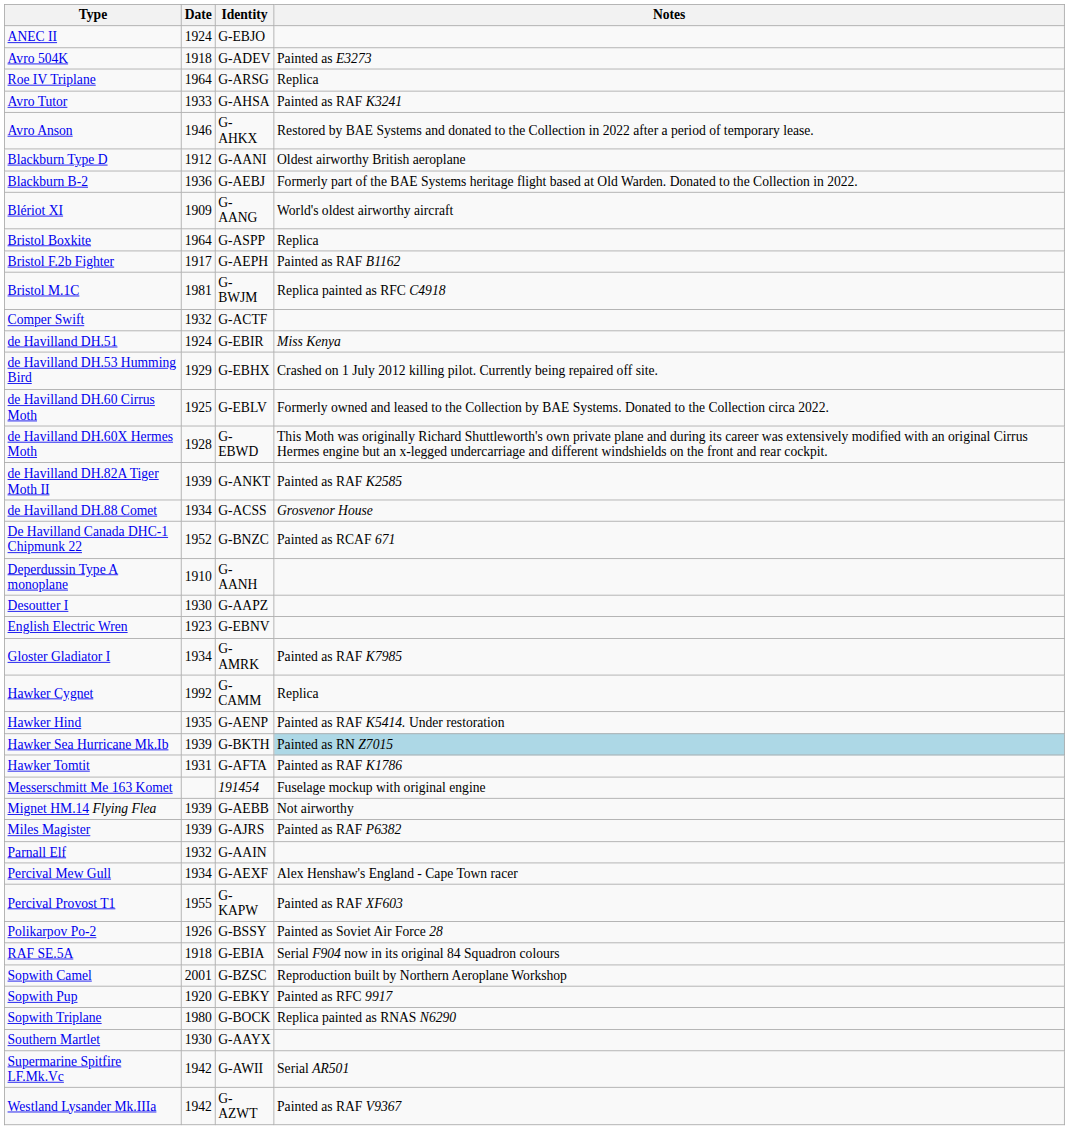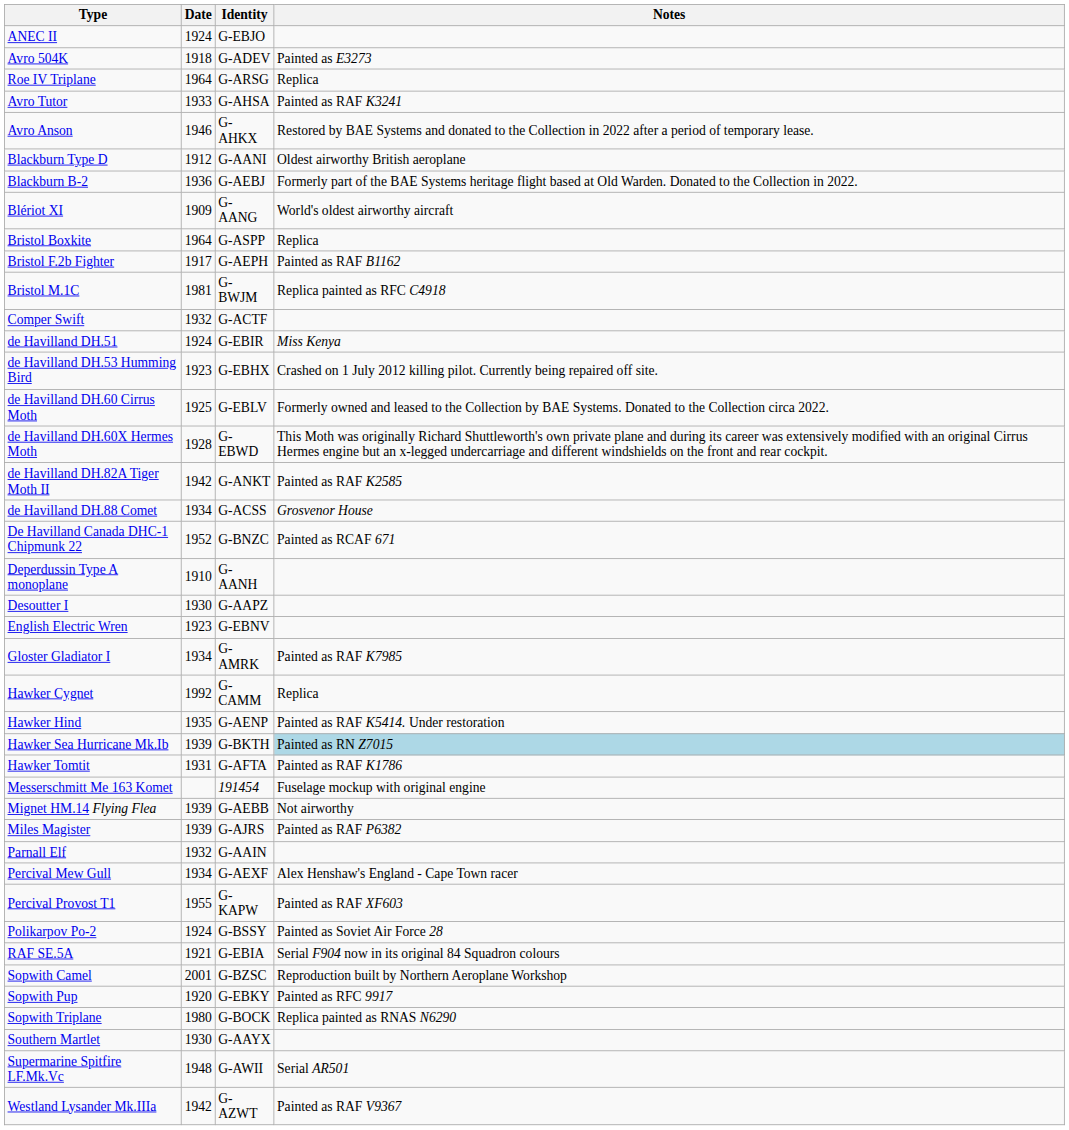(198, 370) 1929 -> (198, 370) 1923
(198, 481) 1939 -> (198, 481) 1942
(198, 932) 1926 -> (198, 932) 1924
(198, 953) 1918 -> (198, 953) 1921
(198, 1069) 1942 -> (198, 1069) 1948
